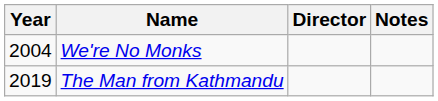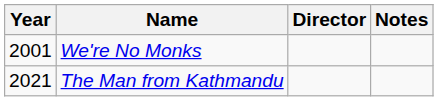(30, 50) 2004 -> (30, 50) 2001
(30, 80) 2019 -> (30, 80) 2021
